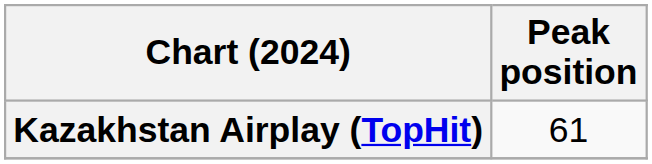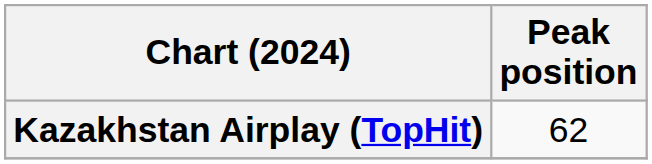(568, 128) 61 -> (568, 128) 62
